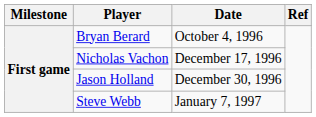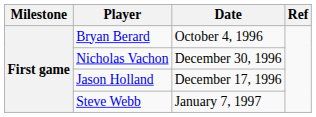(228, 58) December 17, 1996 -> (228, 58) December 30, 1996
(228, 79) December 30, 1996 -> (228, 79) December 17, 1996
